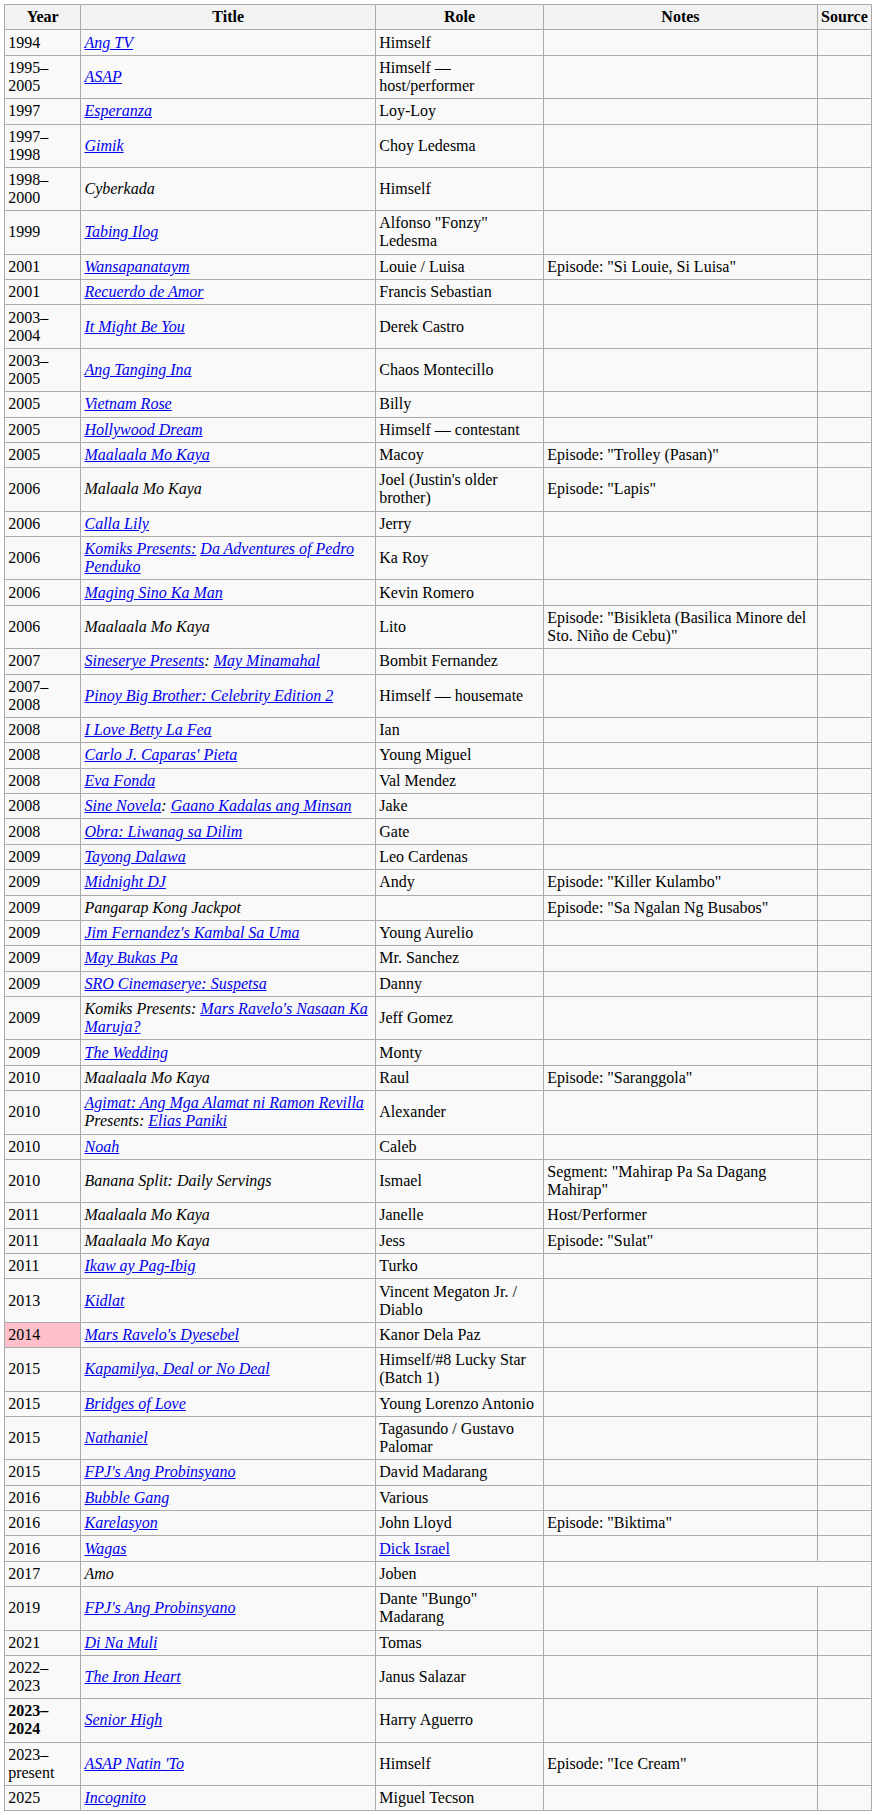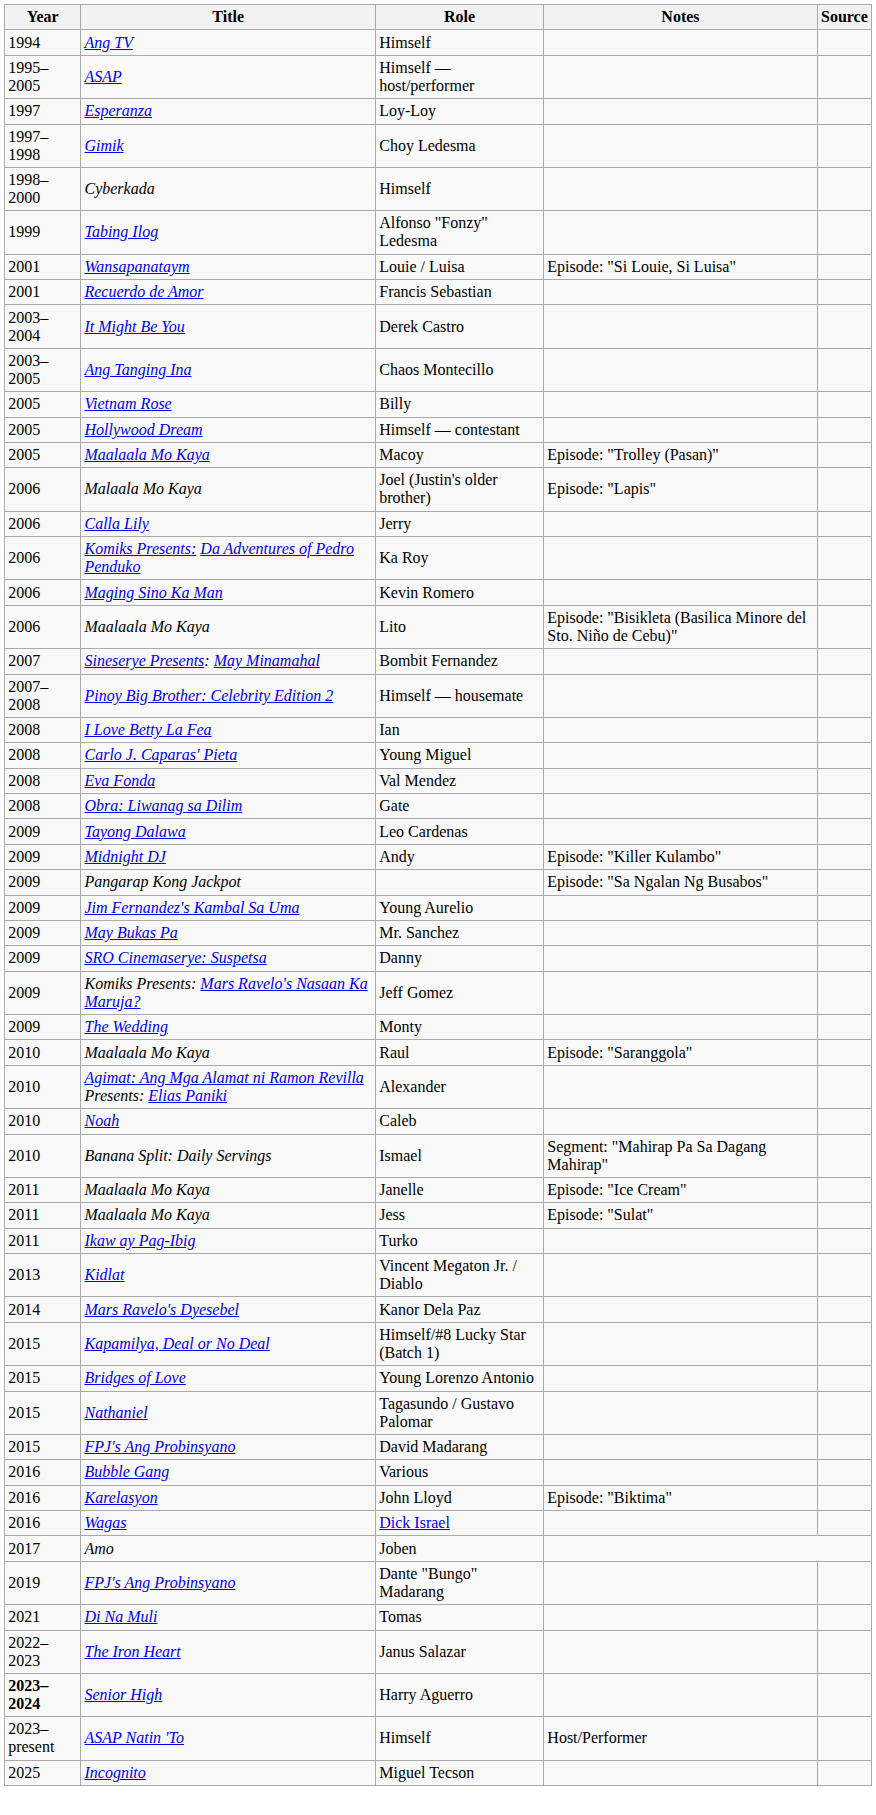- row: (218, 806)
(597, 1215) Host/Performer -> (617, 1190) Episode: "Ice Cream"
(24, 1334) pink background -> (24, 1309) no background
(617, 1763) Episode: "Ice Cream" -> (597, 1738) Host/Performer
